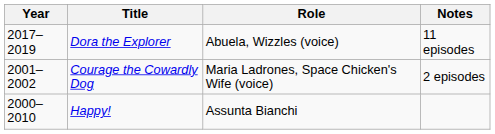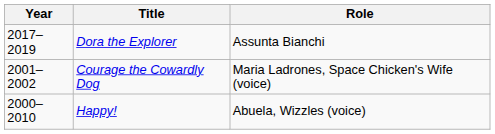- column: (455, 14)
(272, 42) Abuela, Wizzles (voice) -> (279, 42) Assunta Bianchi
(252, 111) Assunta Bianchi -> (299, 111) Abuela, Wizzles (voice)
